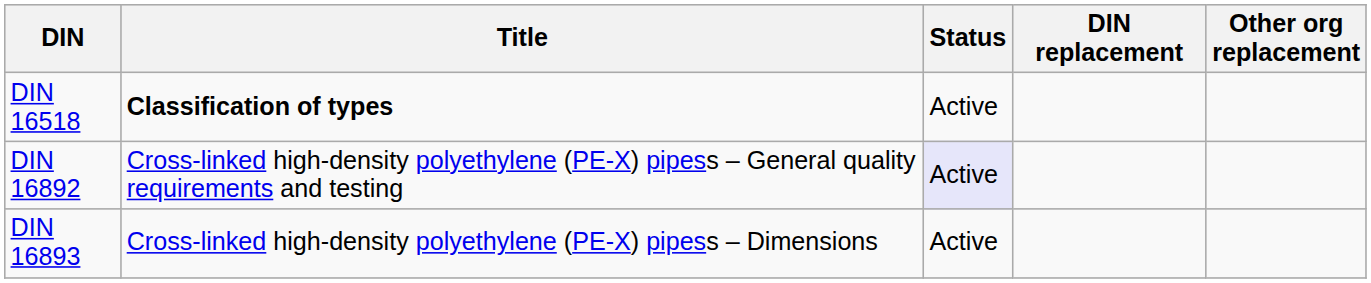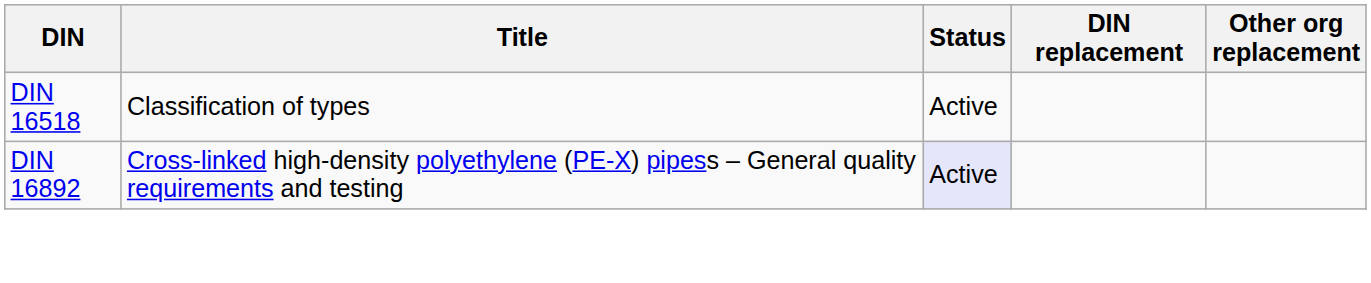(260, 106) bold -> (248, 106) normal
- row: (46, 242)
